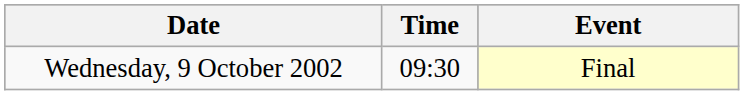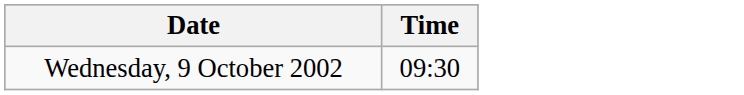- column: (608, 25)
